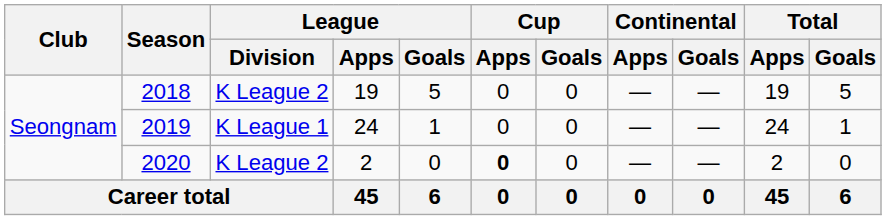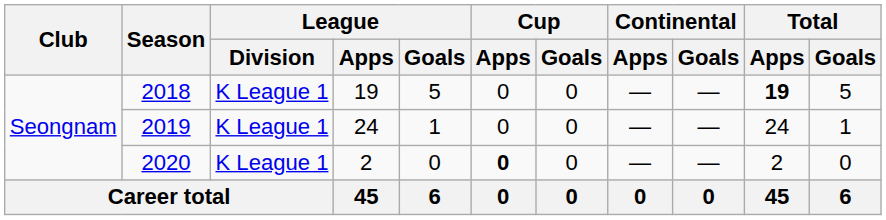(272, 92) K League 2 -> (272, 92) K League 1
(777, 92) normal -> (777, 92) bold
(272, 162) K League 2 -> (272, 162) K League 1
